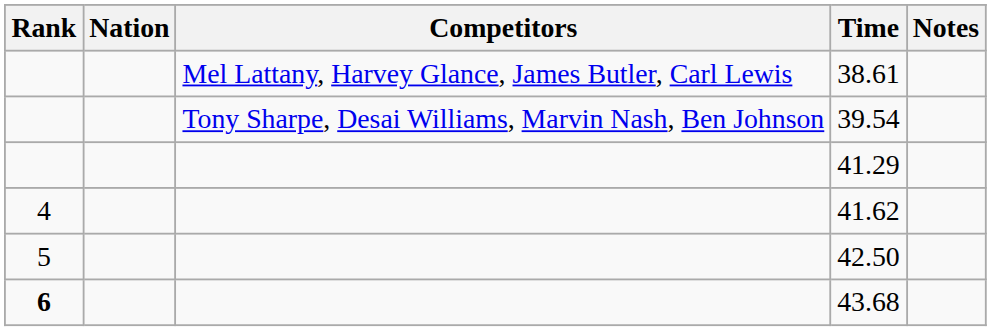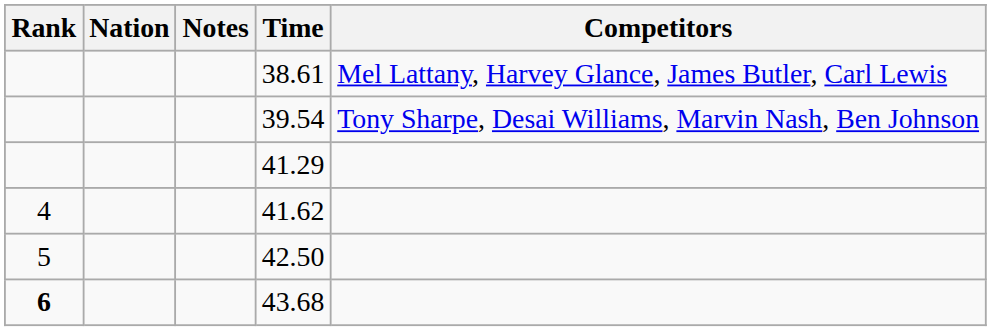columns swapped: (503, 27) <-> (946, 27)
